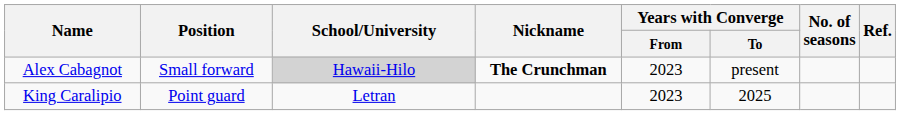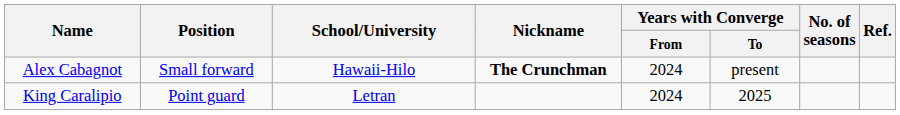(374, 69) lightgrey background -> (374, 69) no background
(666, 69) 2023 -> (666, 69) 2024
(666, 95) 2023 -> (666, 95) 2024
